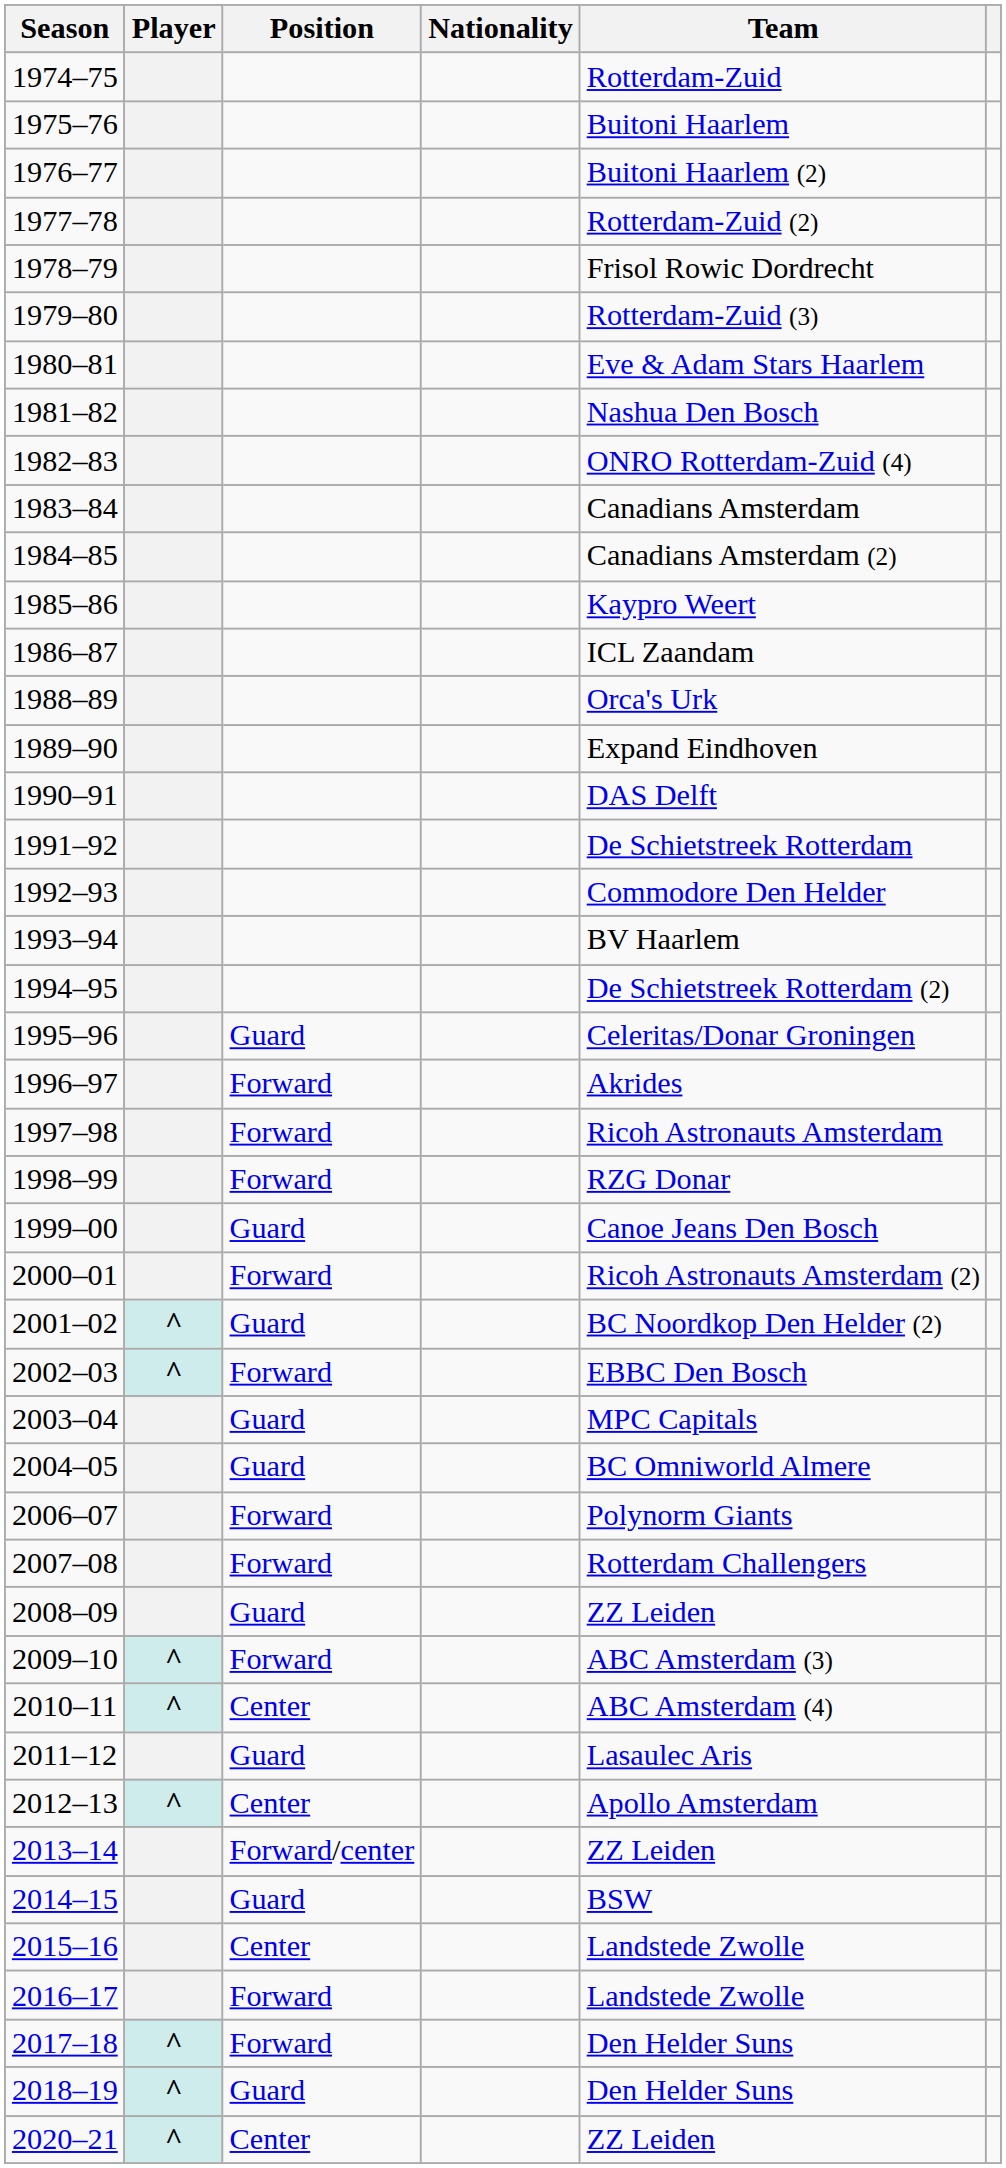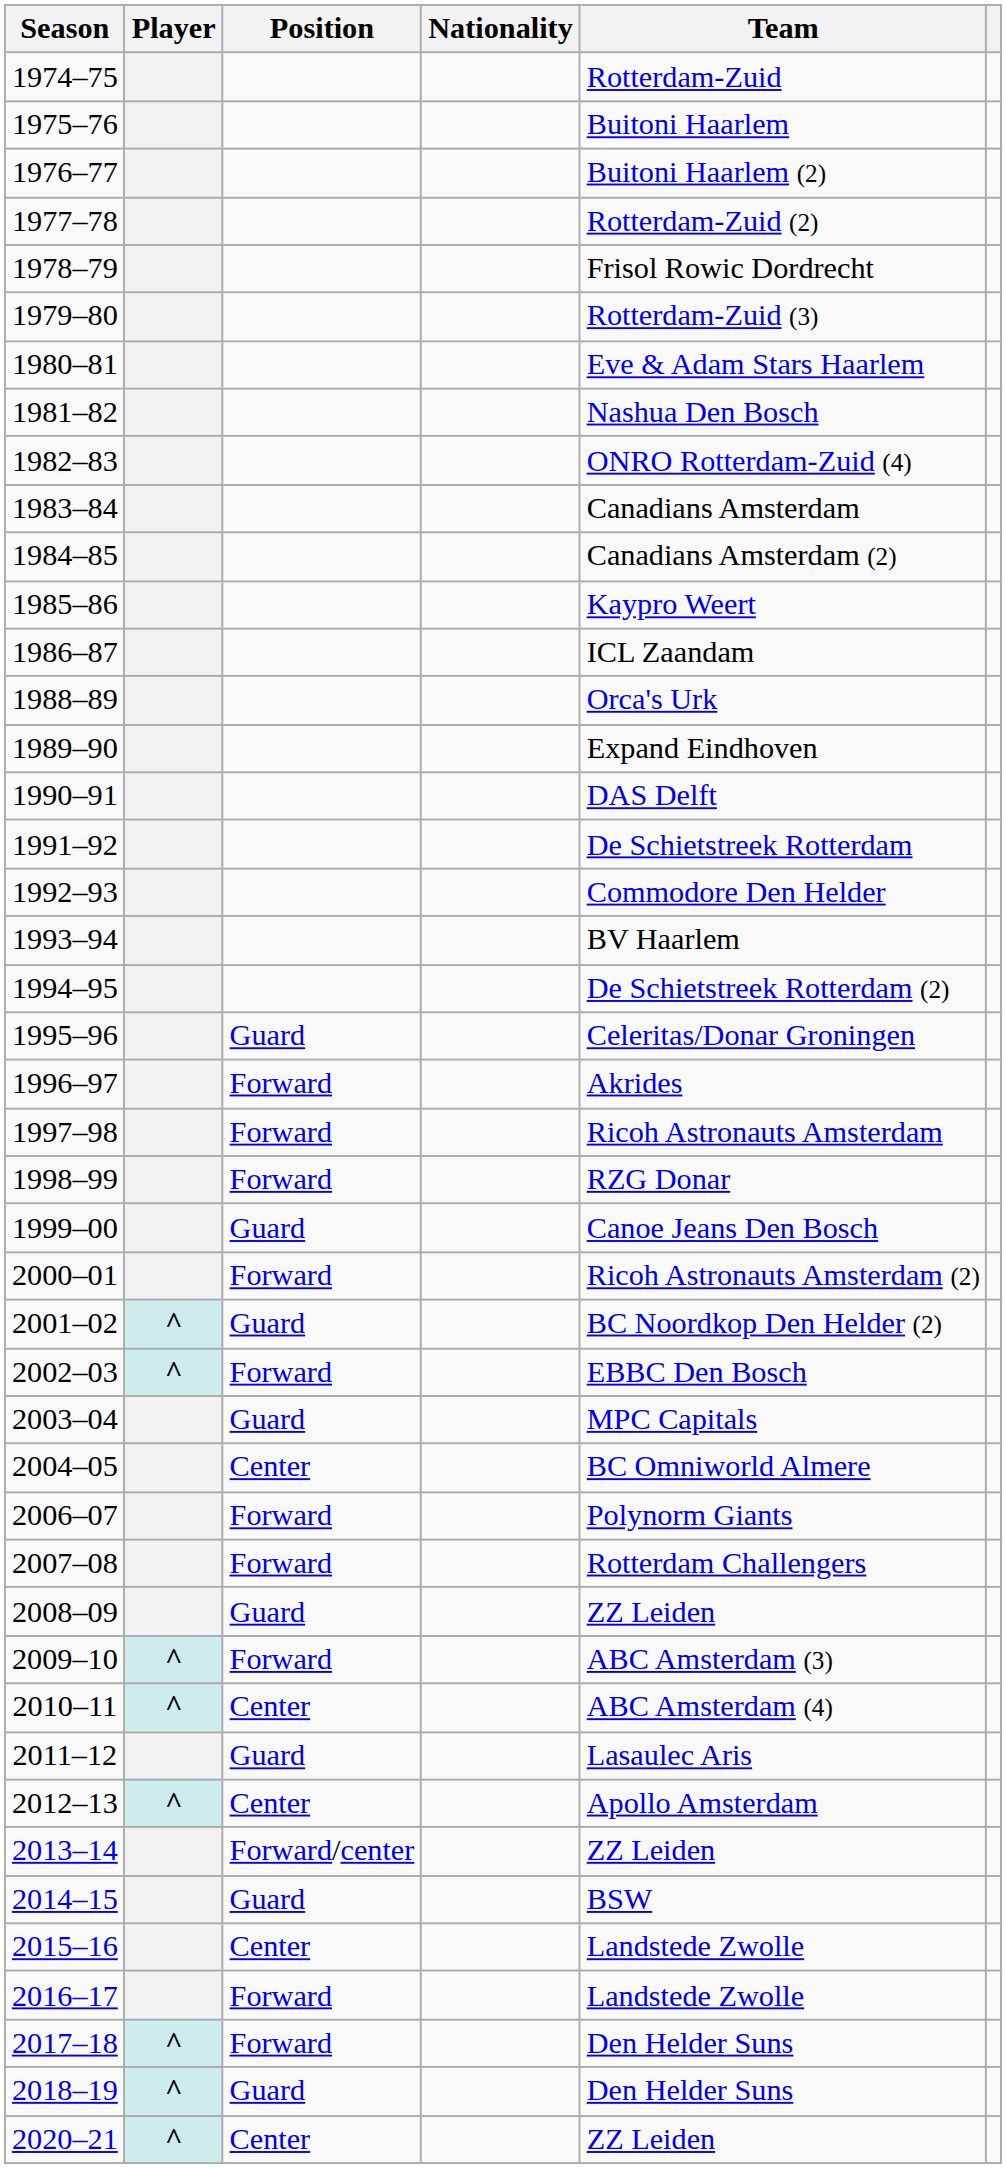(267, 1467) Guard -> (270, 1467) Center
